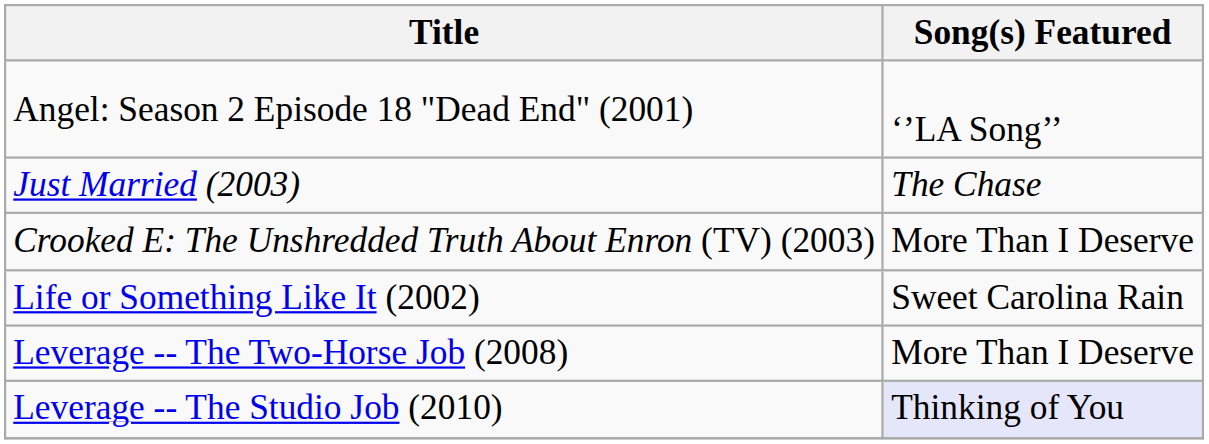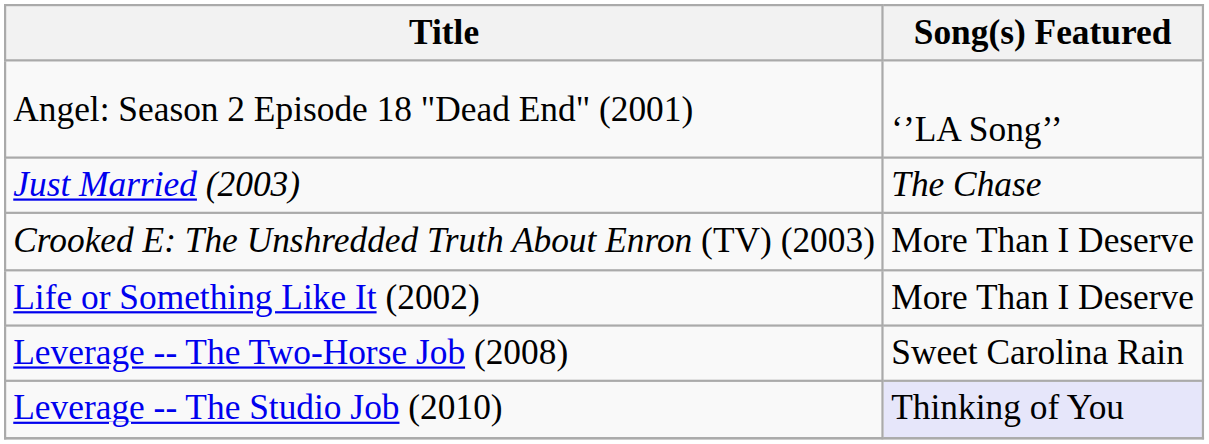(1038, 296) Sweet Carolina Rain -> (1043, 296) More Than I Deserve
(1043, 352) More Than I Deserve -> (1038, 352) Sweet Carolina Rain
